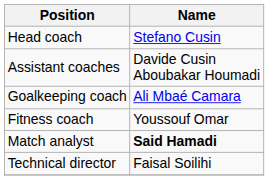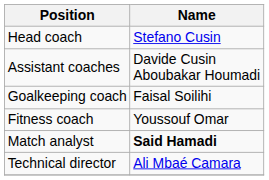(187, 97) Ali Mbaé Camara -> (172, 97) Faisal Soilihi
(172, 163) Faisal Soilihi -> (187, 163) Ali Mbaé Camara
